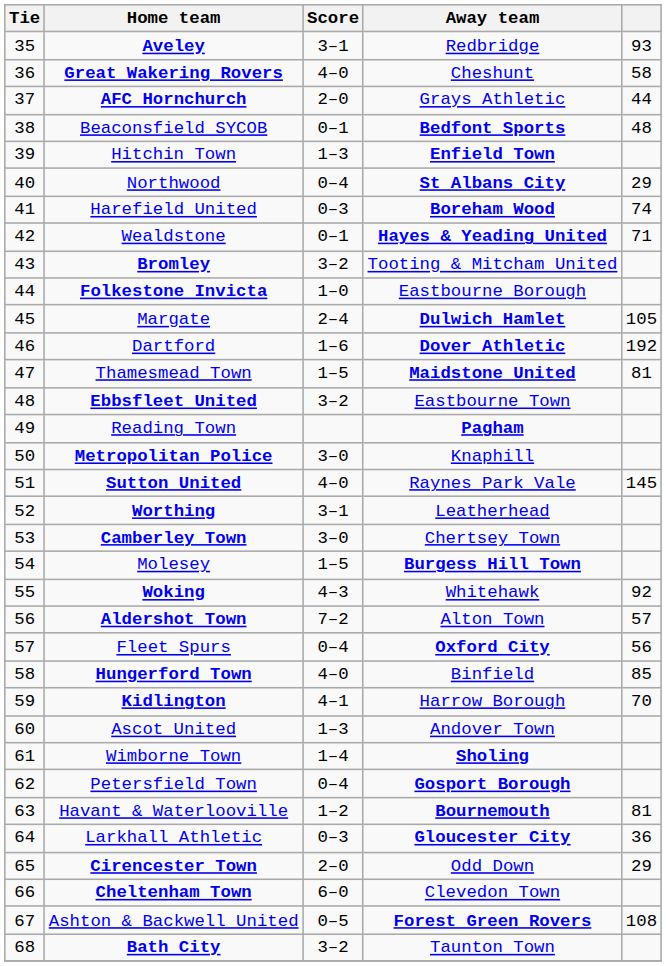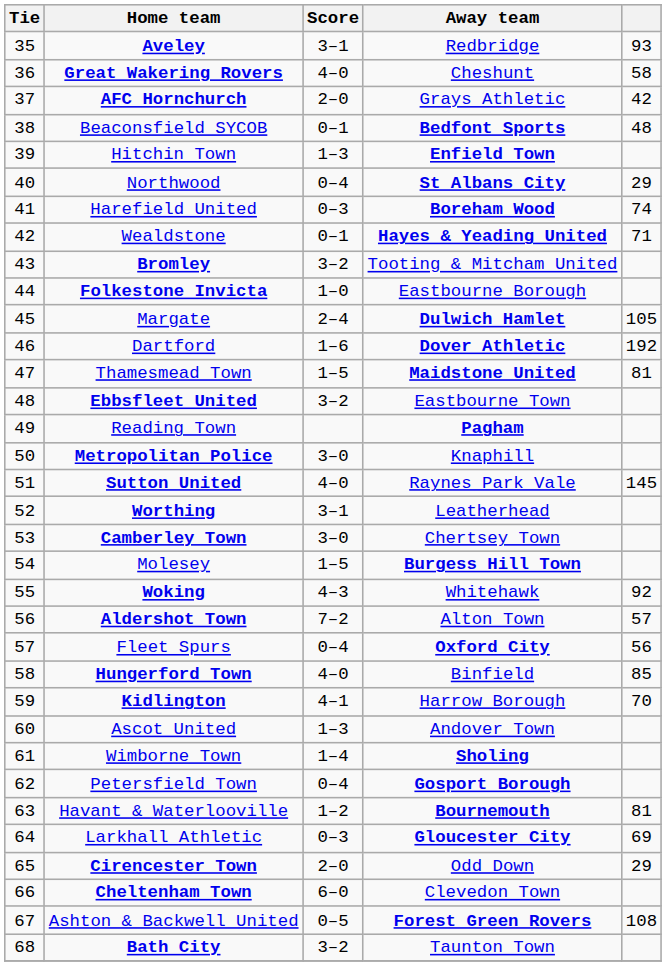(641, 100) 44 -> (641, 100) 42
(641, 838) 36 -> (641, 838) 69
